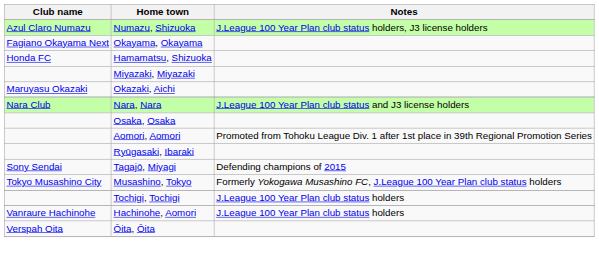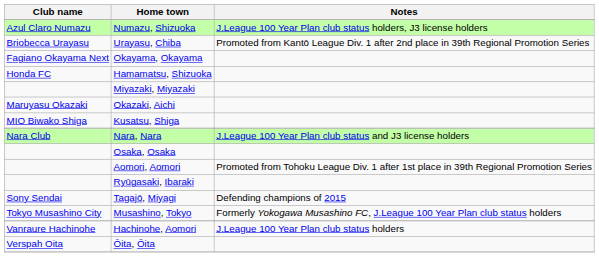+ row: (147, 43)
+ row: (146, 120)
- row: (147, 197)
